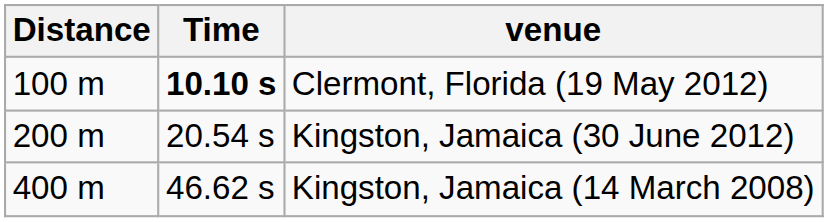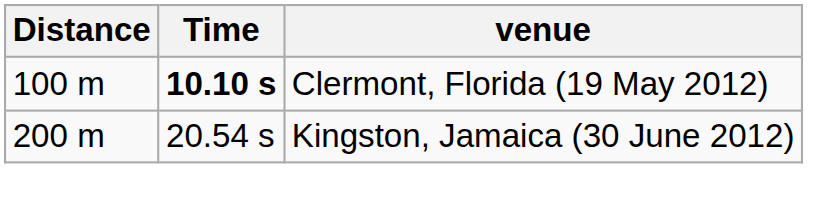- row: (553, 188)
